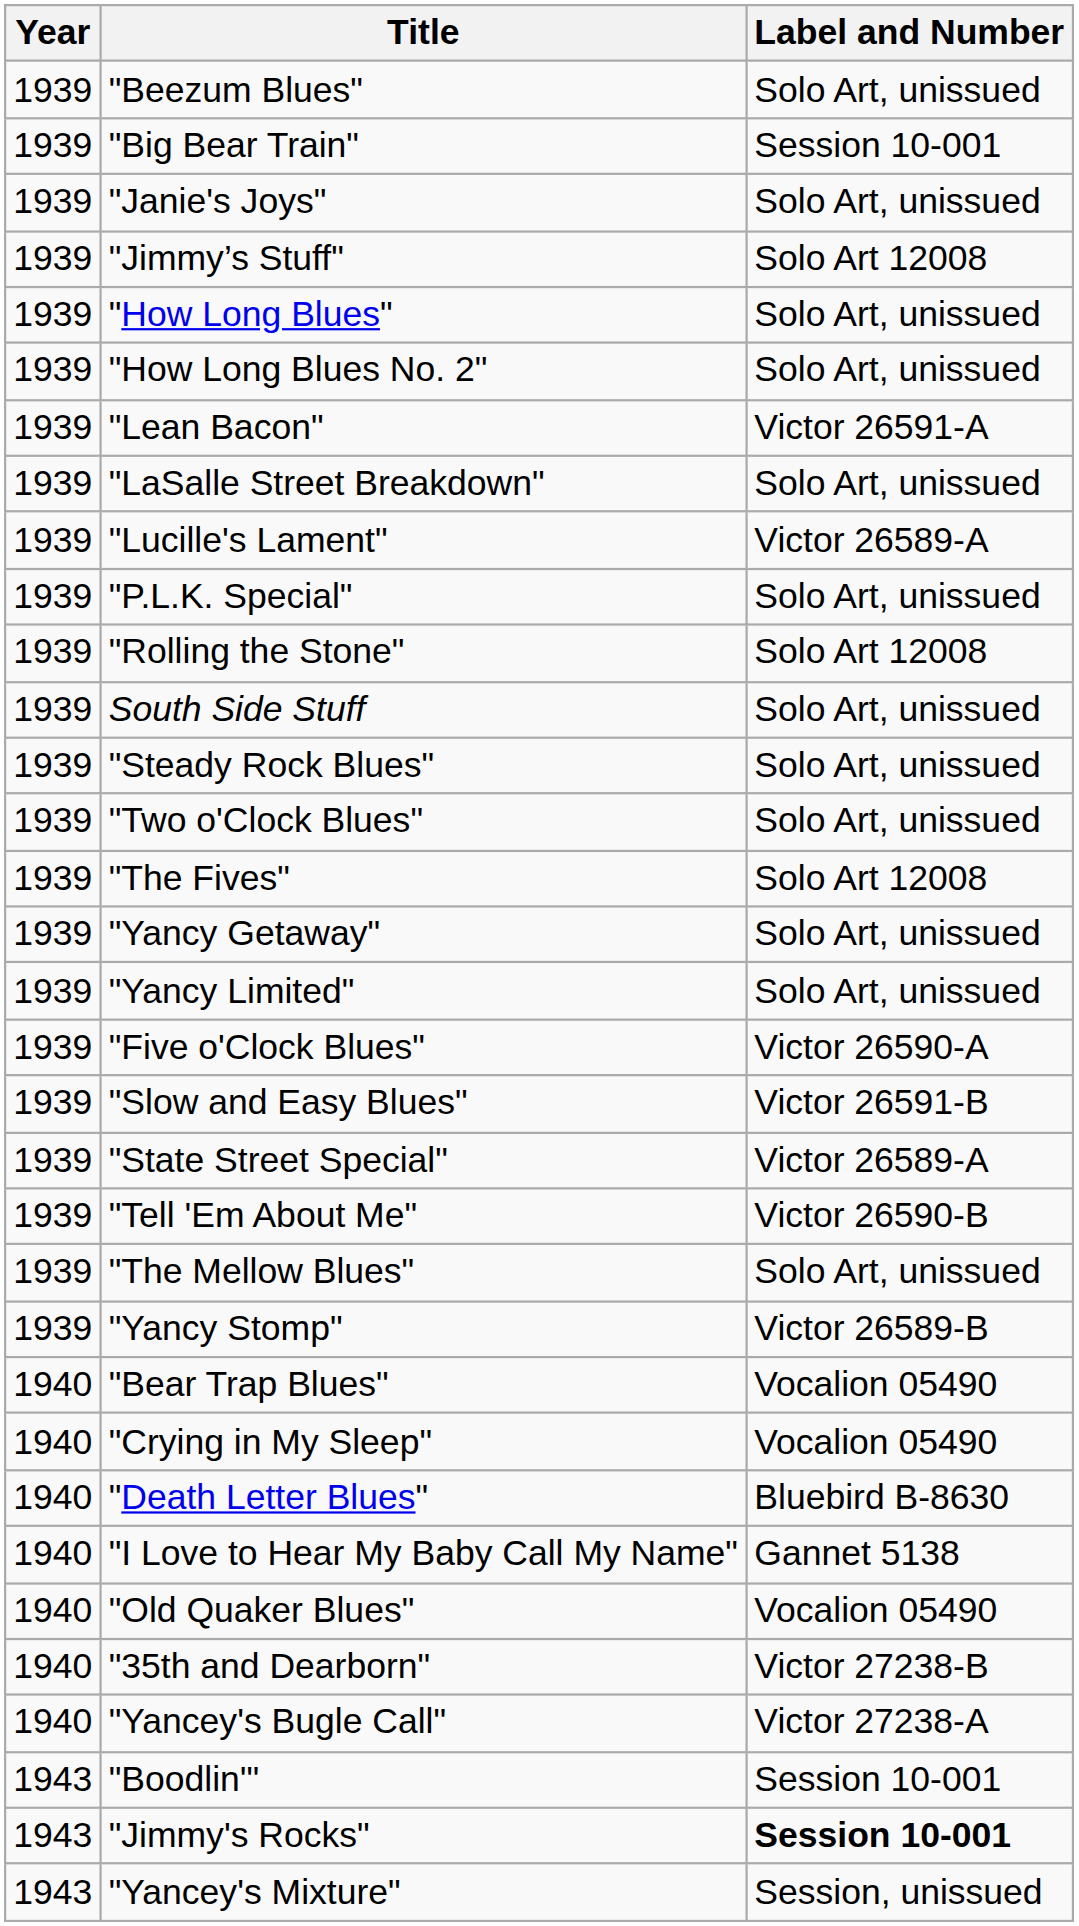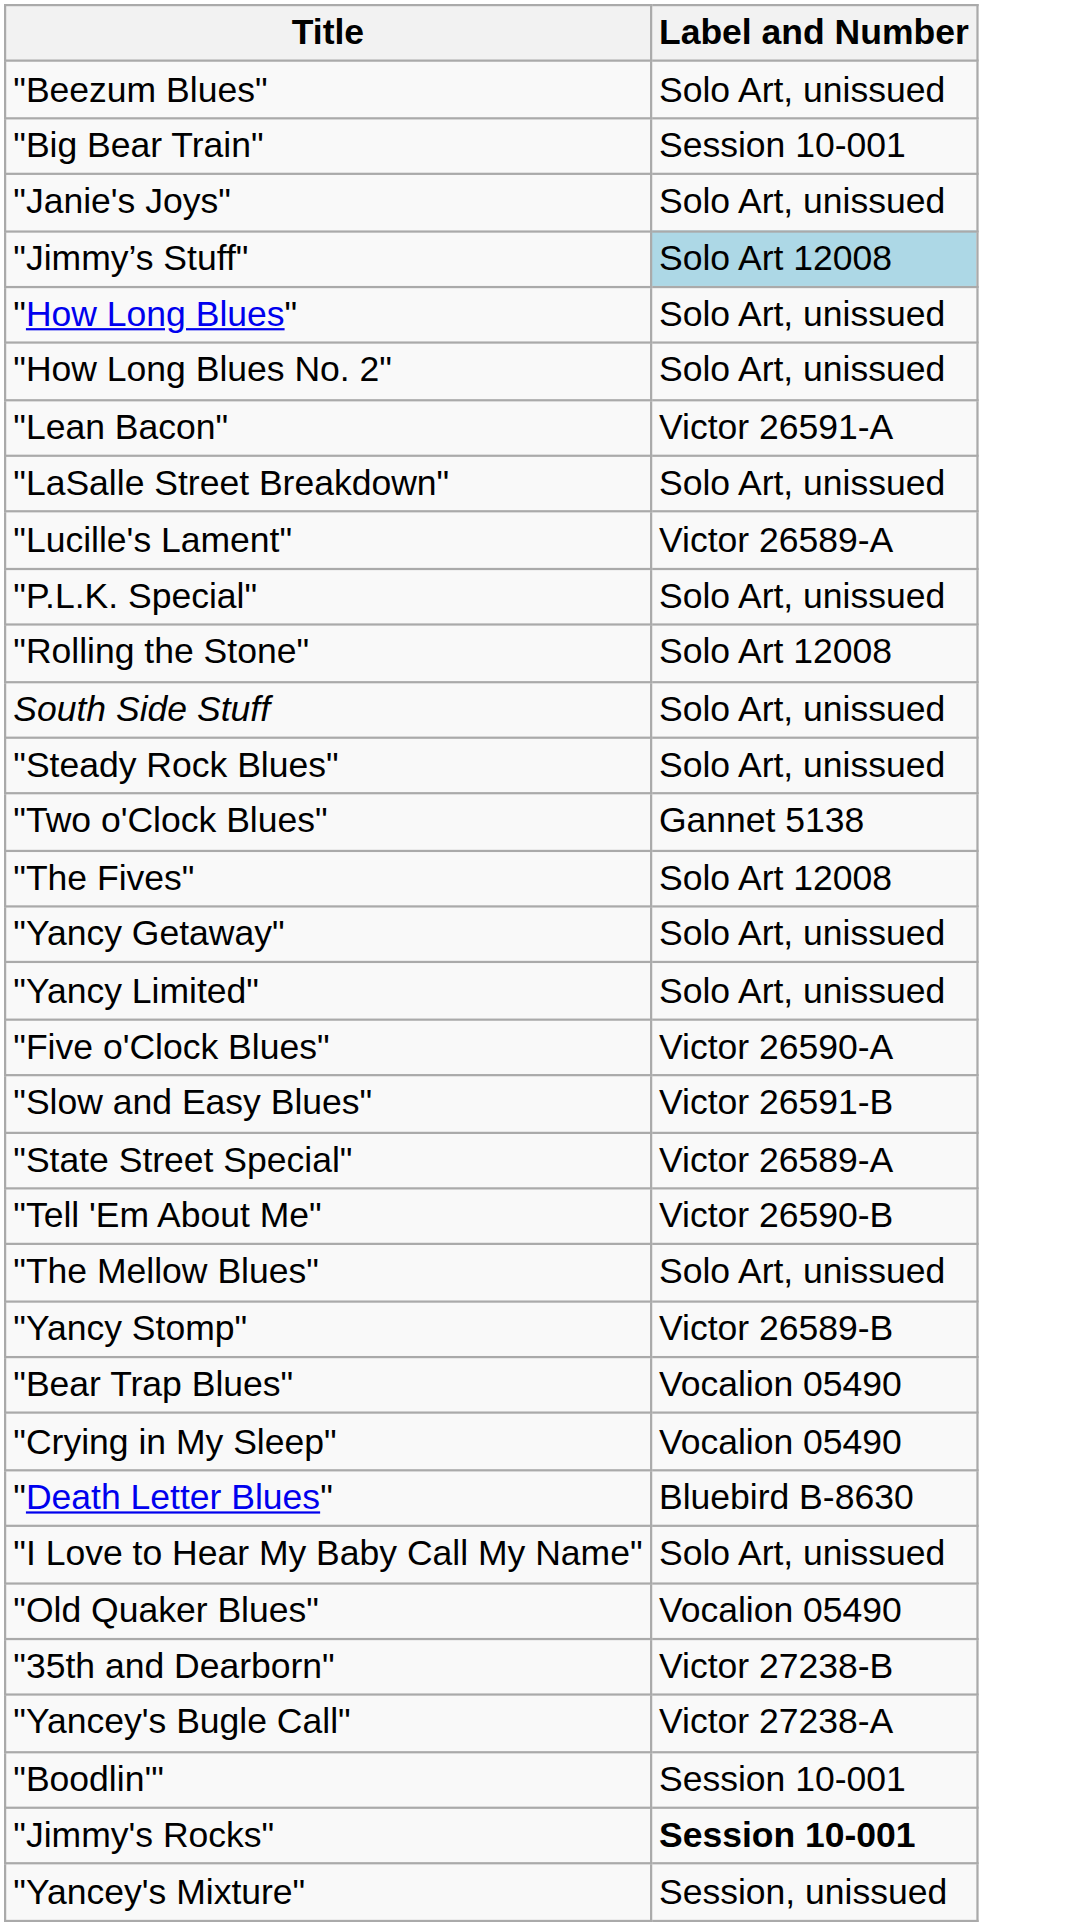- column: (53, 32)
(871, 257) no background -> (775, 257) lightblue background
(897, 821) Solo Art, unissued -> (762, 821) Gannet 5138
(857, 1553) Gannet 5138 -> (802, 1553) Solo Art, unissued
